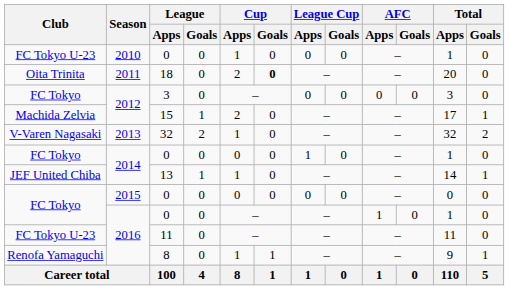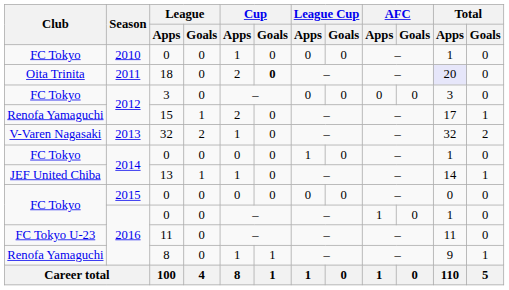(55, 54) FC Tokyo U-23 -> (55, 54) FC Tokyo
(450, 74) no background -> (450, 74) lavender background
(55, 114) Machida Zelvia -> (55, 114) Renofa Yamaguchi
